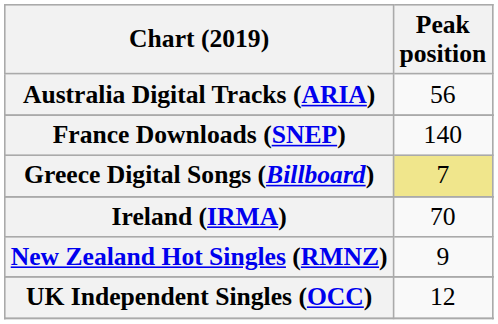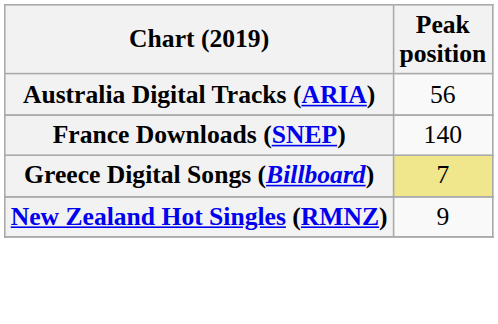- row: (199, 216)
- row: (199, 297)
